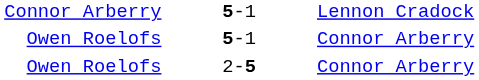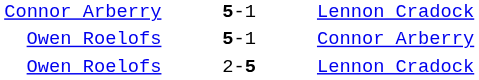(396, 67) Connor Arberry -> (396, 67) Lennon Cradock
